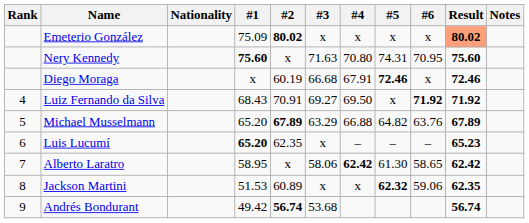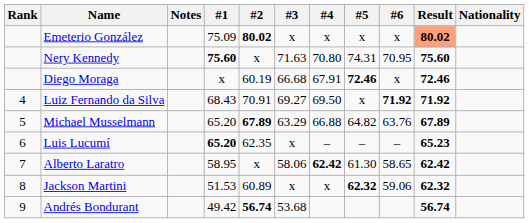columns swapped: (201, 15) <-> (505, 15)
(466, 185) 62.35 -> (435, 185) 62.32
